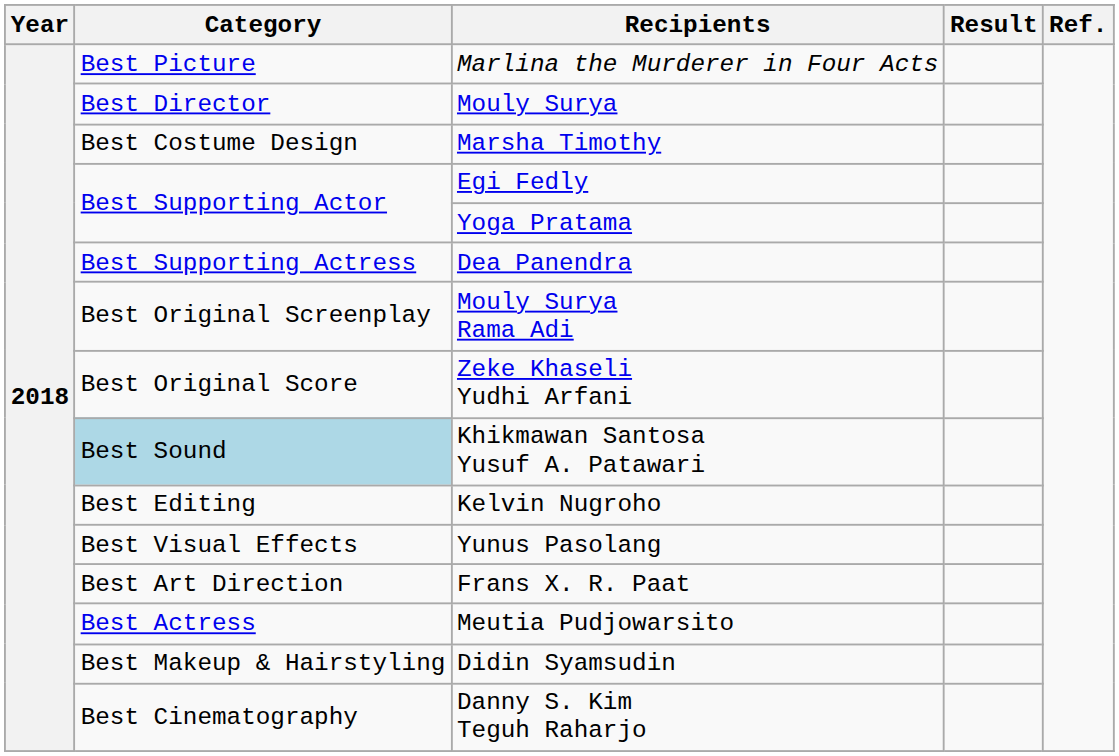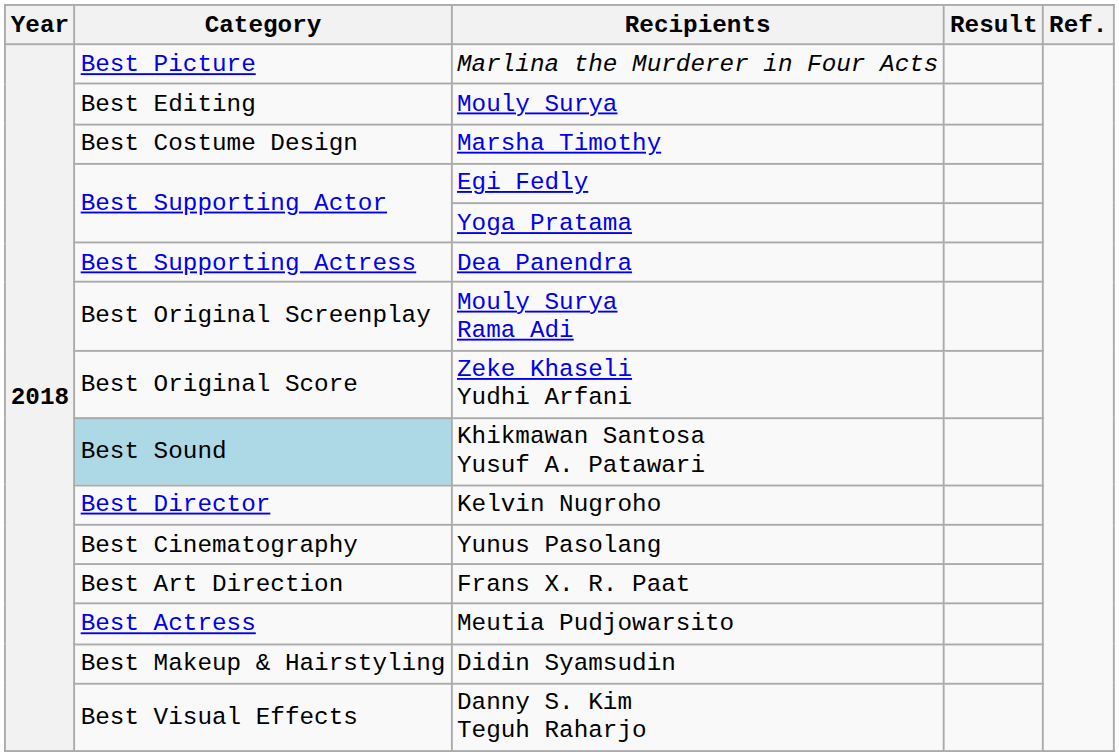(175, 104) Best Director -> (168, 104) Best Editing
(168, 505) Best Editing -> (175, 505) Best Director
(219, 545) Best Visual Effects -> (219, 545) Best Cinematography
(219, 717) Best Cinematography -> (219, 717) Best Visual Effects
